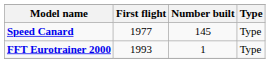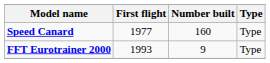(203, 31) 145 -> (203, 31) 160
(203, 50) 1 -> (203, 50) 9
